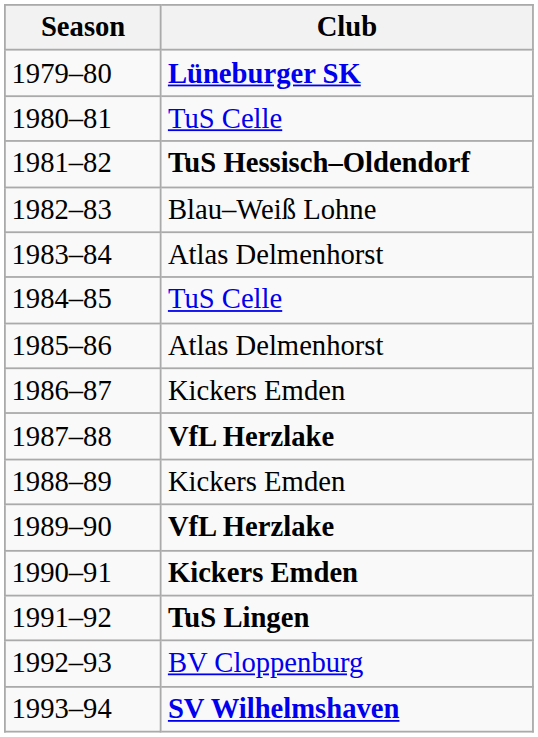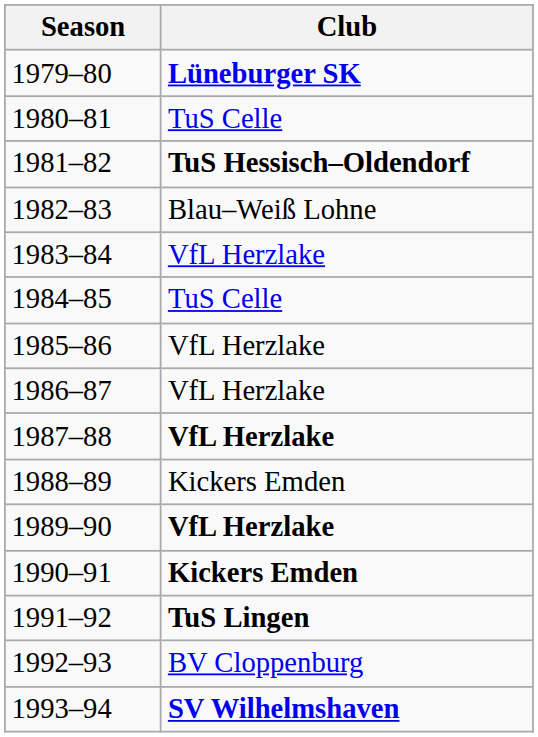(276, 254) Atlas Delmenhorst -> (246, 254) VfL Herzlake
(276, 345) Atlas Delmenhorst -> (246, 345) VfL Herzlake
(257, 390) Kickers Emden -> (246, 390) VfL Herzlake
